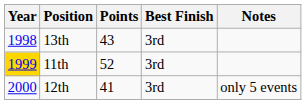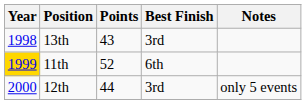(155, 64) 3rd -> (154, 64) 6th
(107, 88) 41 -> (107, 88) 44
